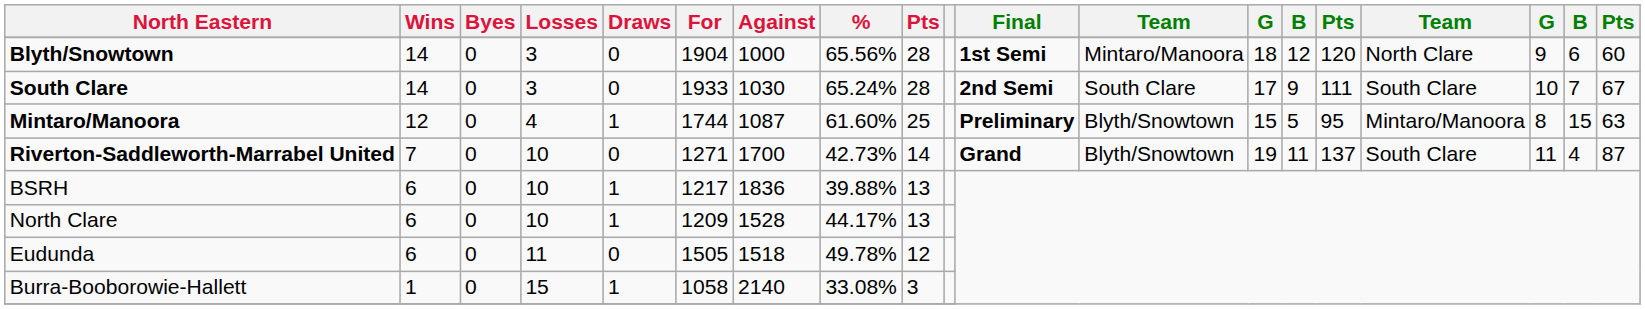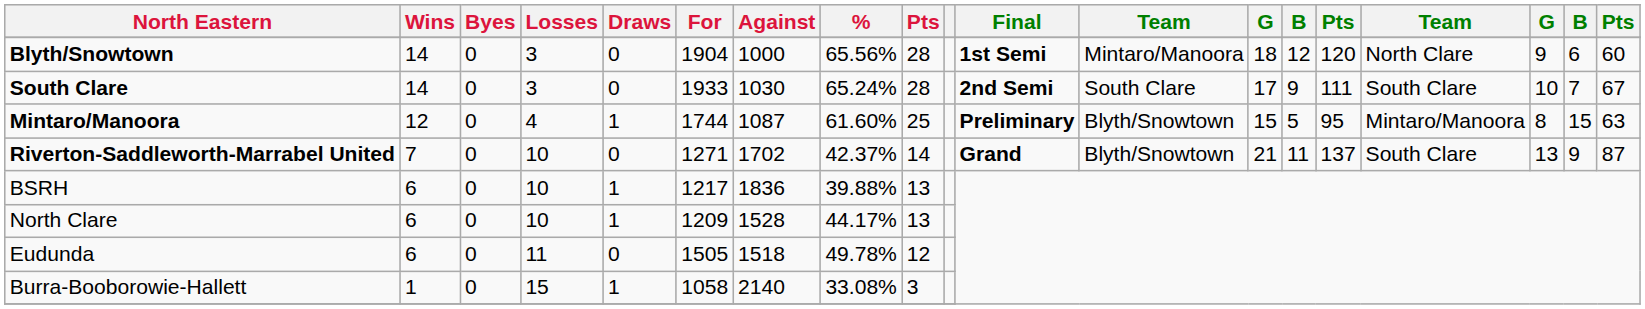(762, 154) 1700 -> (762, 154) 1702
(861, 154) 42.73% -> (861, 154) 42.37%
(1265, 154) 19 -> (1265, 154) 21
(1546, 154) 11 -> (1547, 154) 13
(1574, 154) 4 -> (1574, 154) 9
